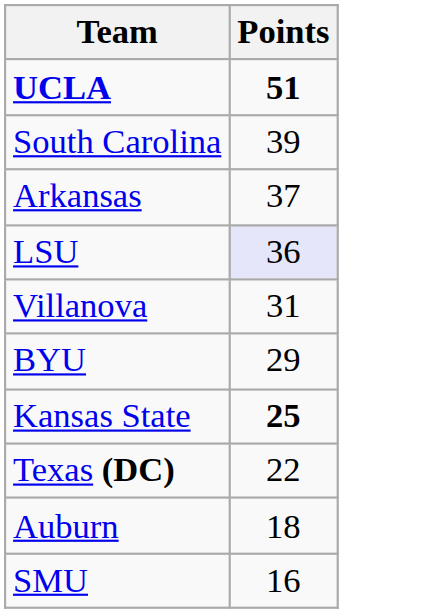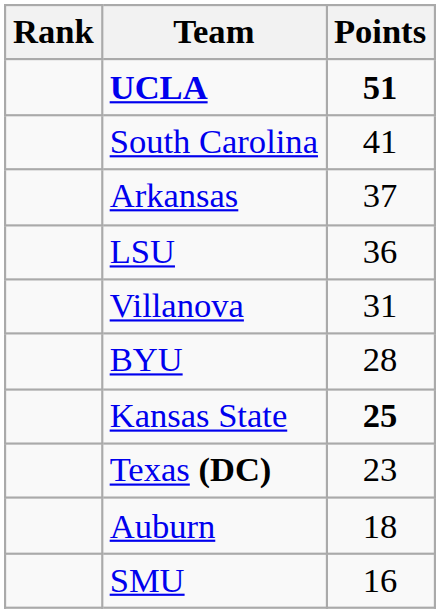+ column: (53, 31)
(283, 141) 39 -> (380, 141) 41
(283, 251) lavender background -> (380, 251) no background
(283, 360) 29 -> (380, 360) 28
(283, 470) 22 -> (380, 470) 23
